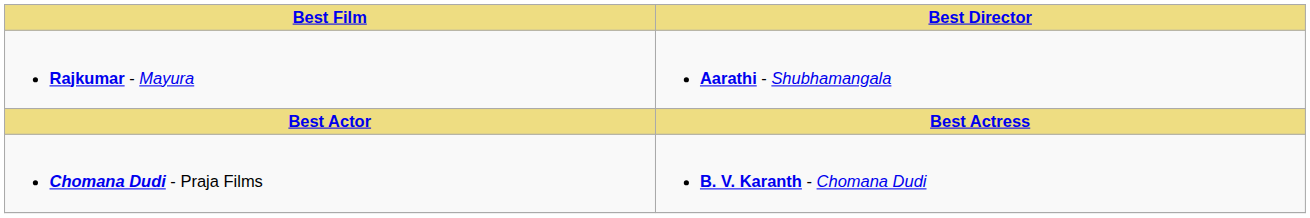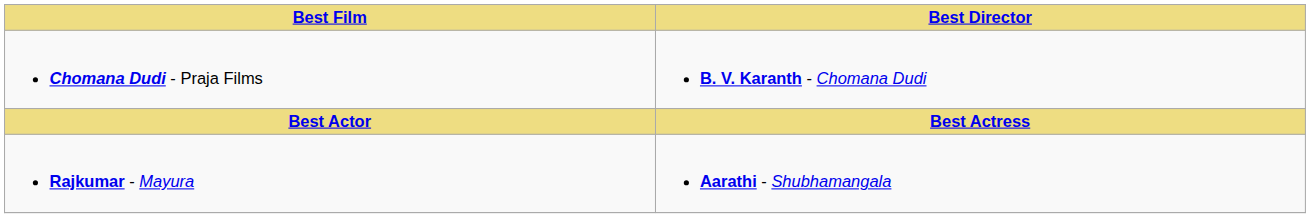rows swapped: (330, 183) <-> (330, 79)
